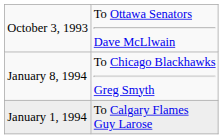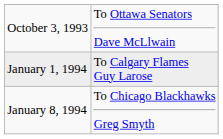rows swapped: (47, 117) <-> (47, 76)
